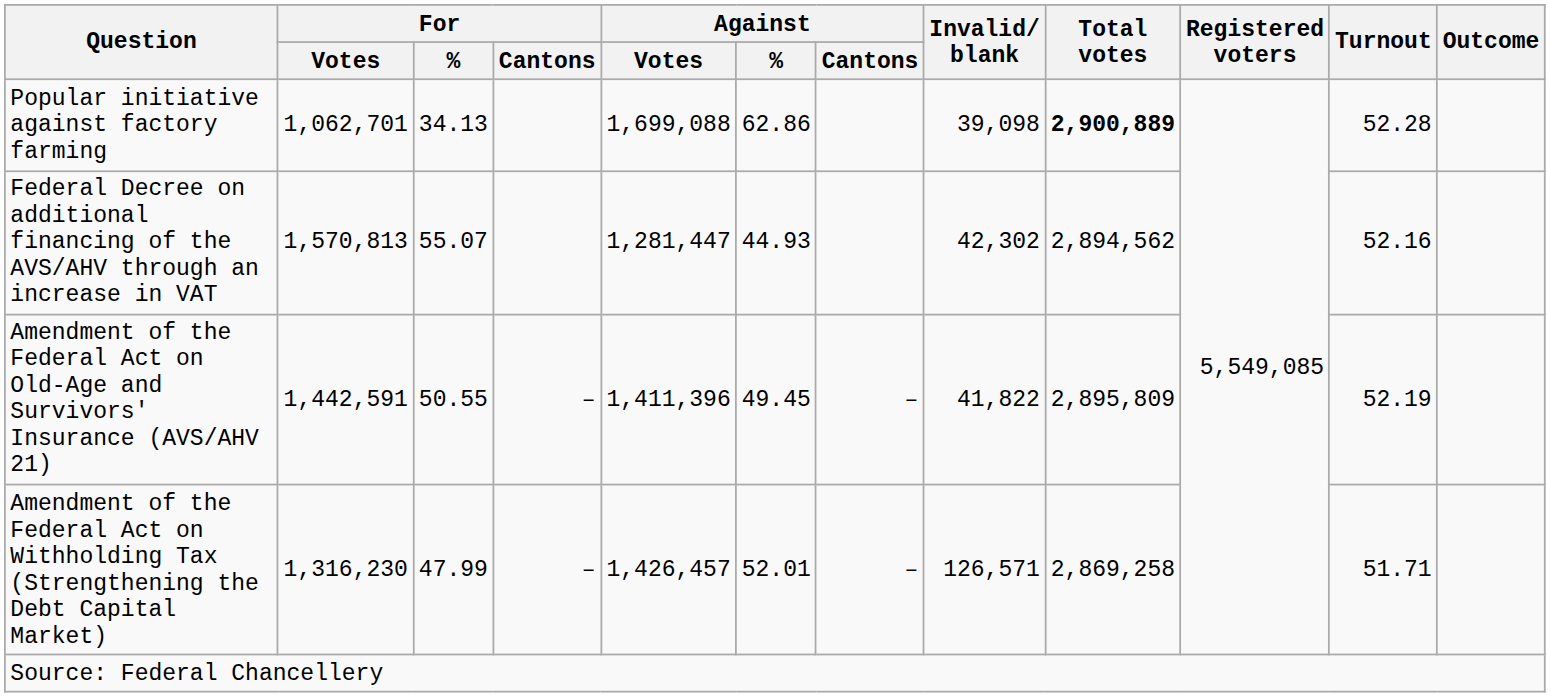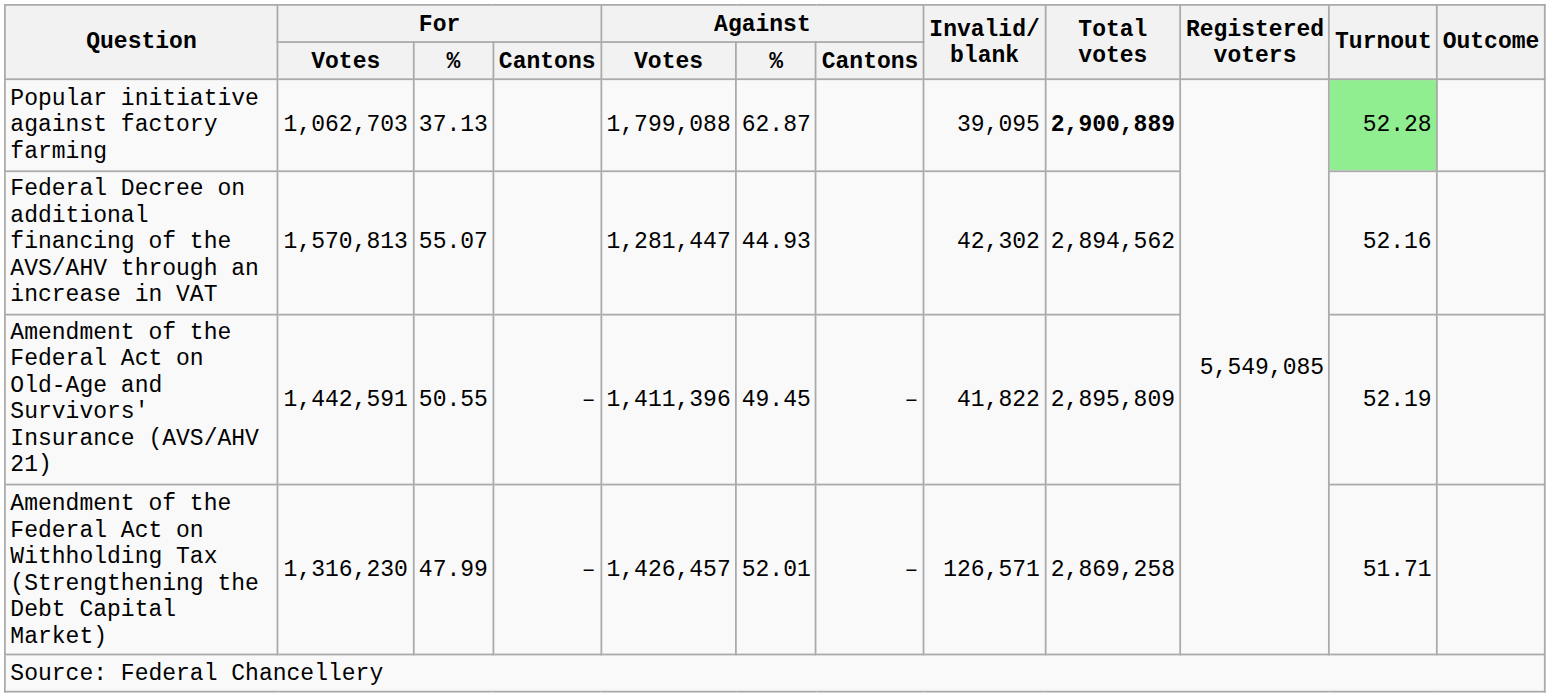(346, 125) 1,062,701 -> (346, 125) 1,062,703
(453, 125) 34.13 -> (453, 125) 37.13
(669, 125) 1,699,088 -> (669, 125) 1,799,088
(776, 125) 62.86 -> (776, 125) 62.87
(998, 125) 39,098 -> (998, 125) 39,095
(1397, 125) no background -> (1397, 125) lightgreen background
